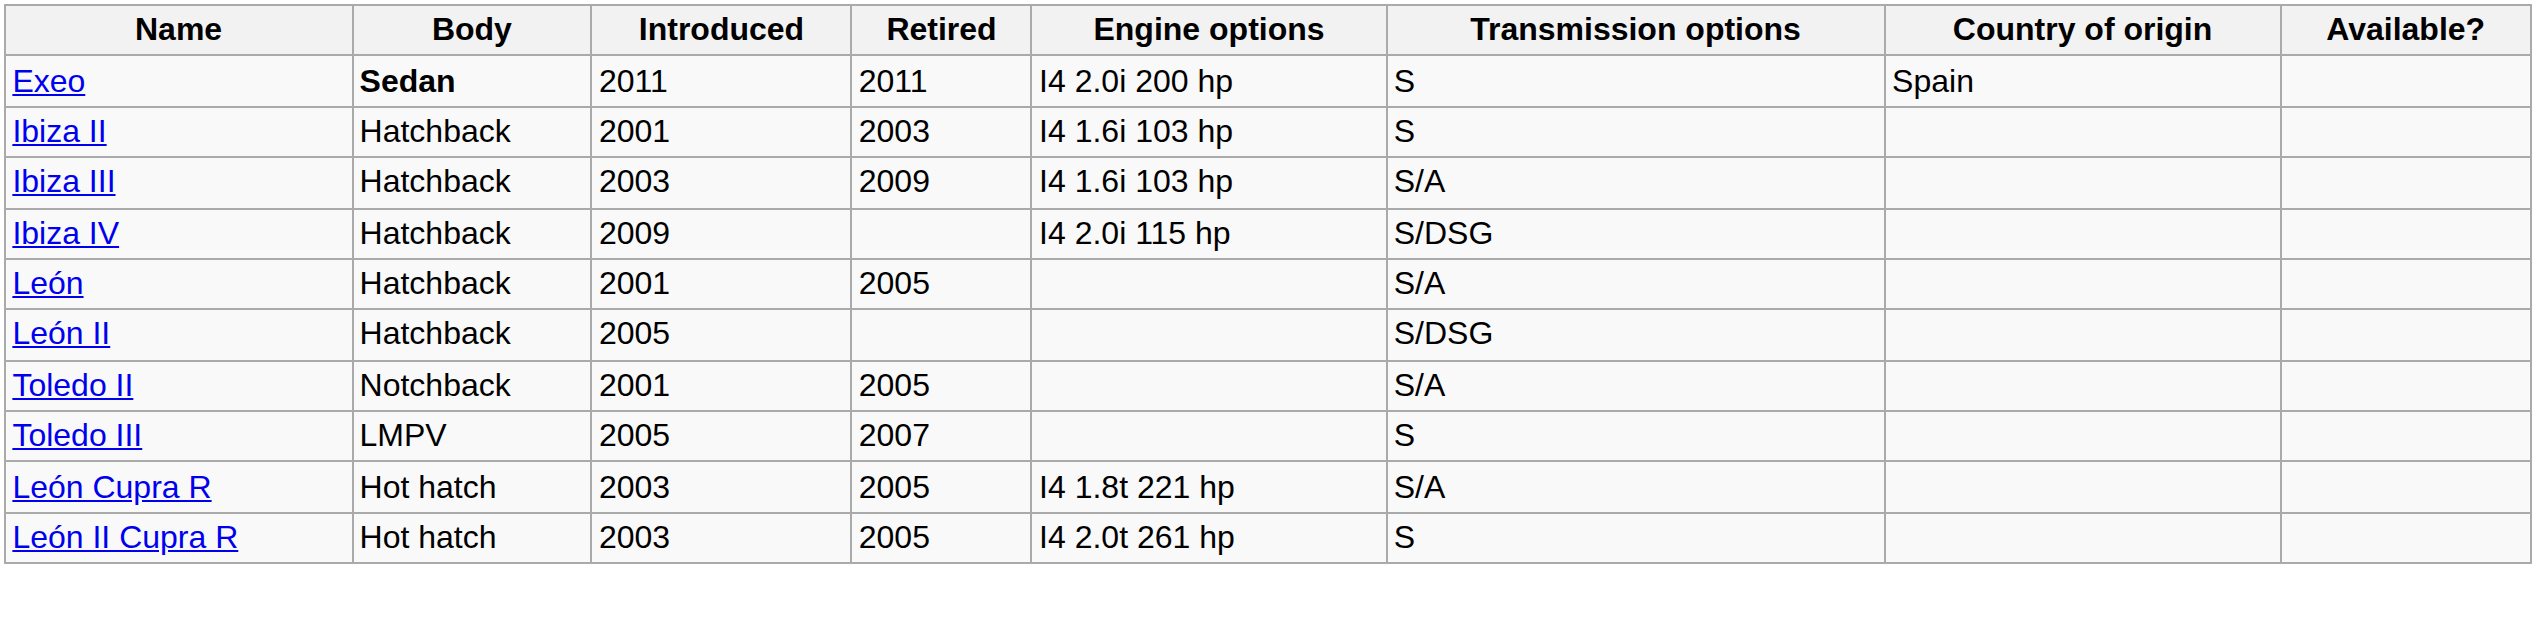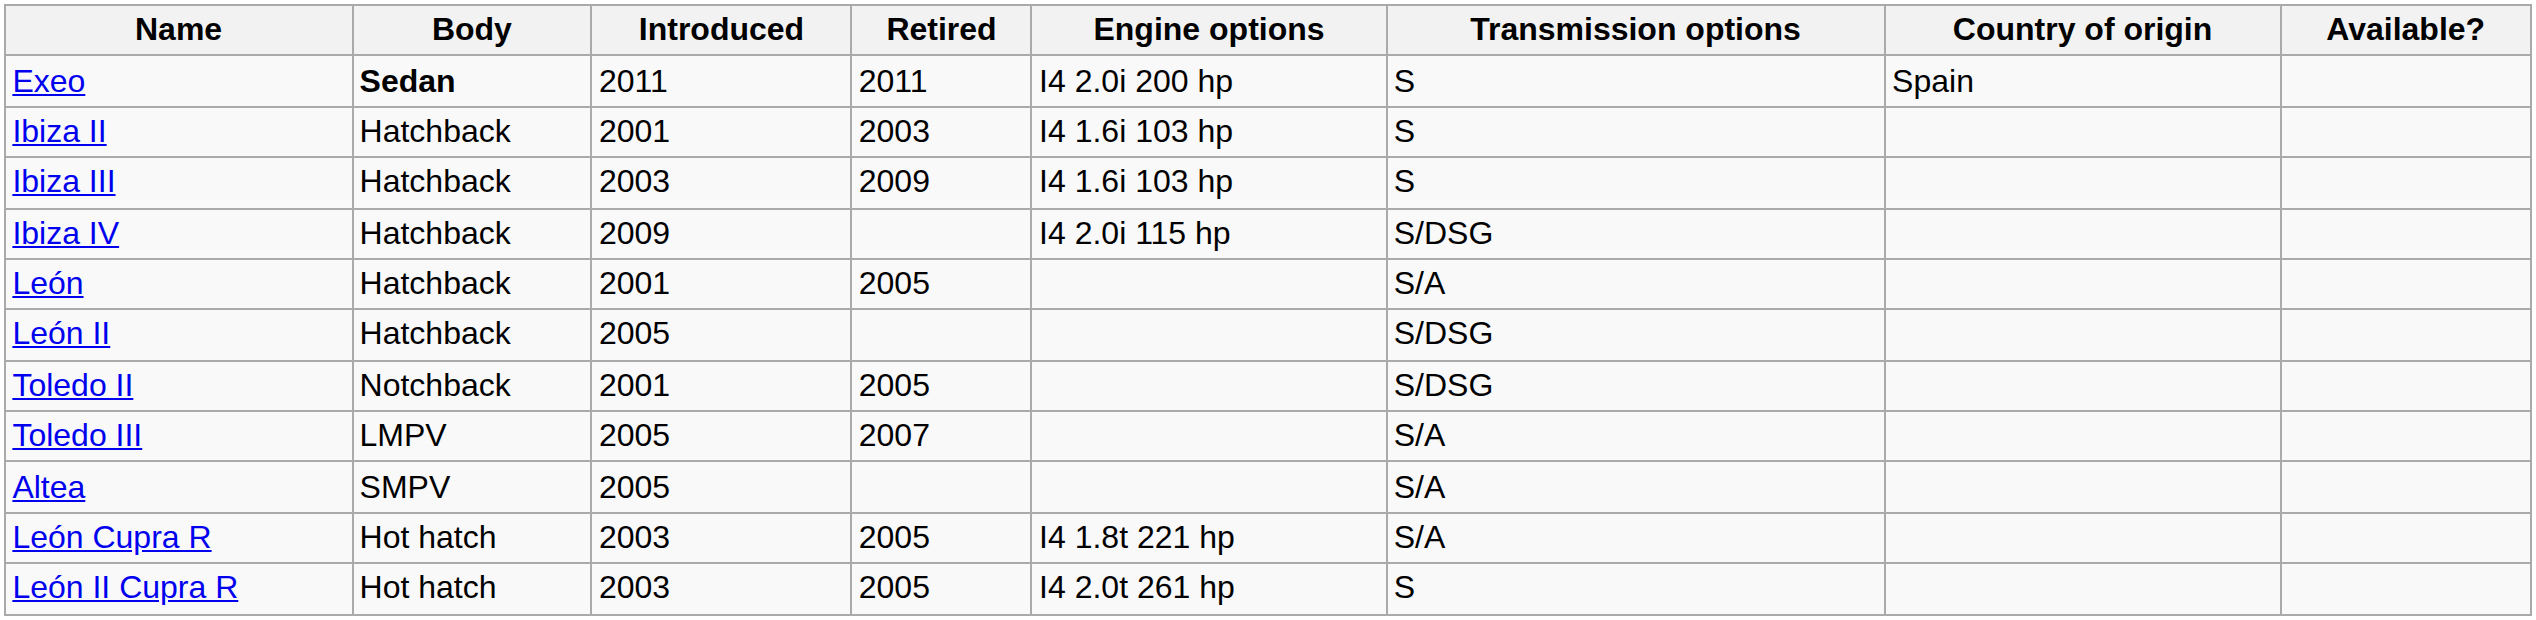(1420, 182) S/A -> (1404, 182) S
(1420, 385) S/A -> (1444, 385) S/DSG
(1404, 435) S -> (1420, 435) S/A
+ row: (49, 486)
